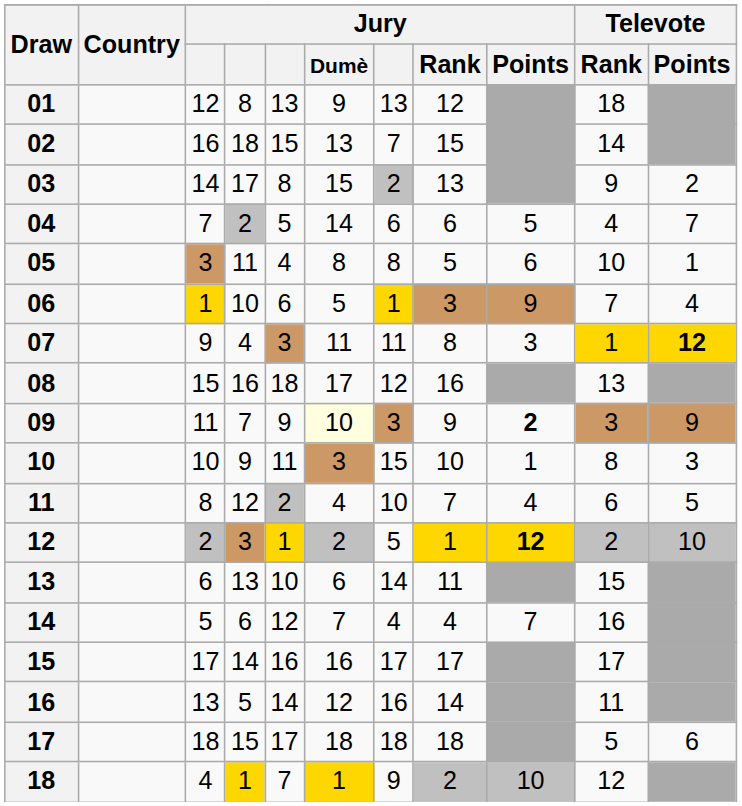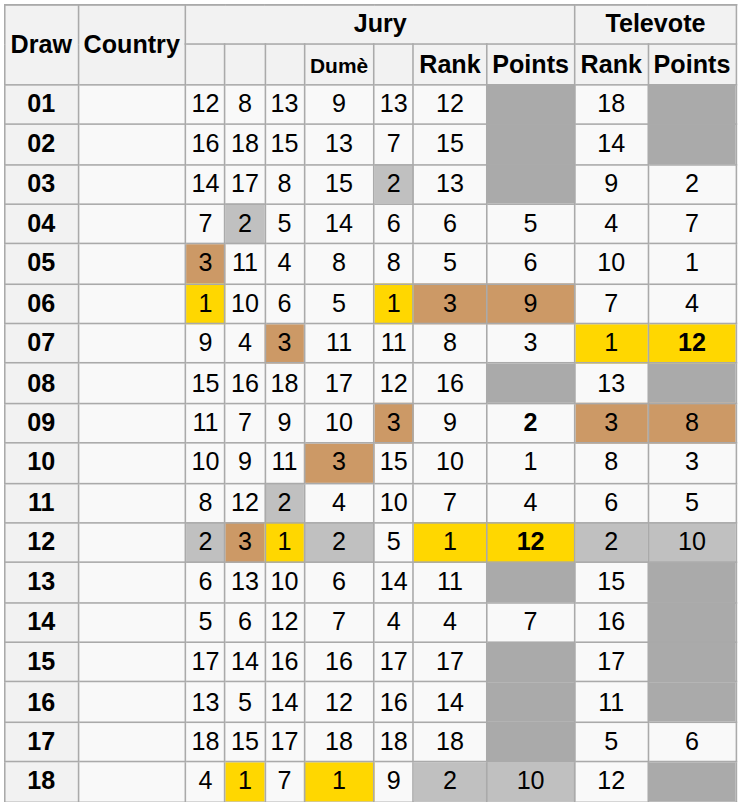(339, 422) lightyellow background -> (339, 422) no background
(692, 422) 9 -> (692, 422) 8
